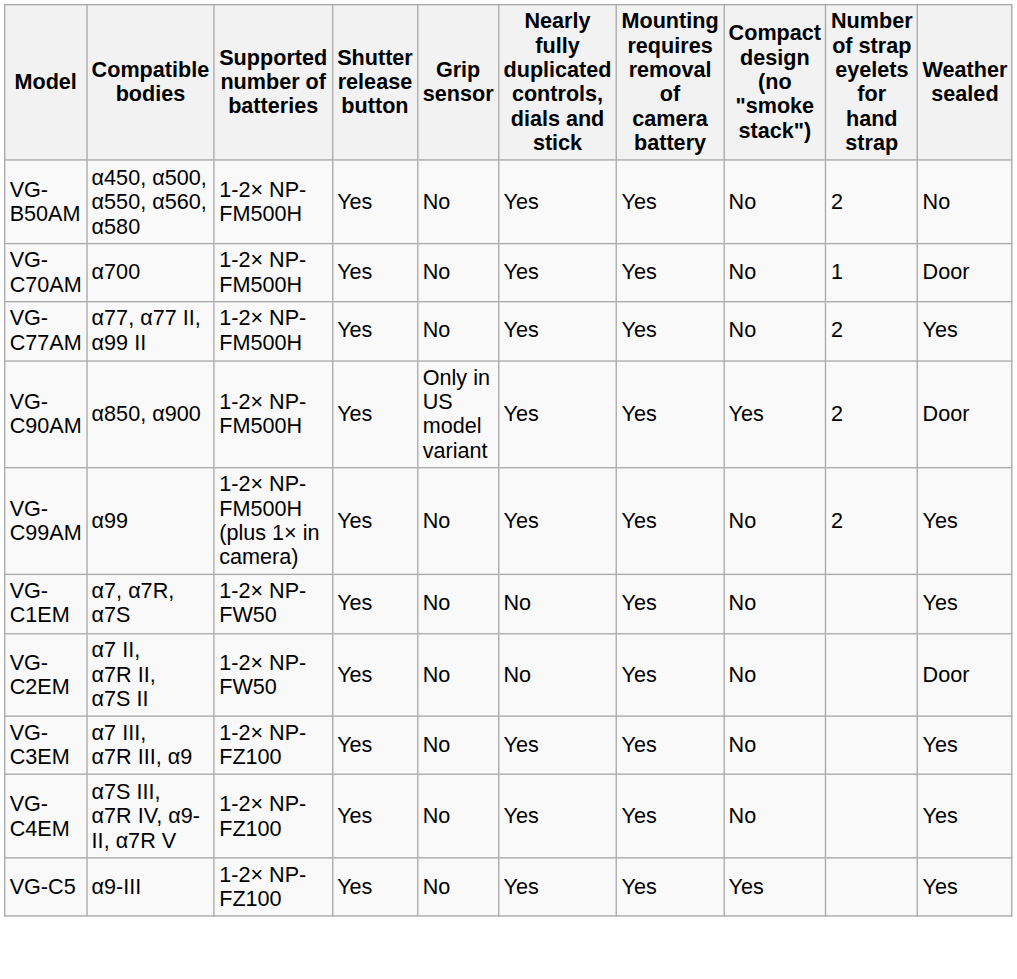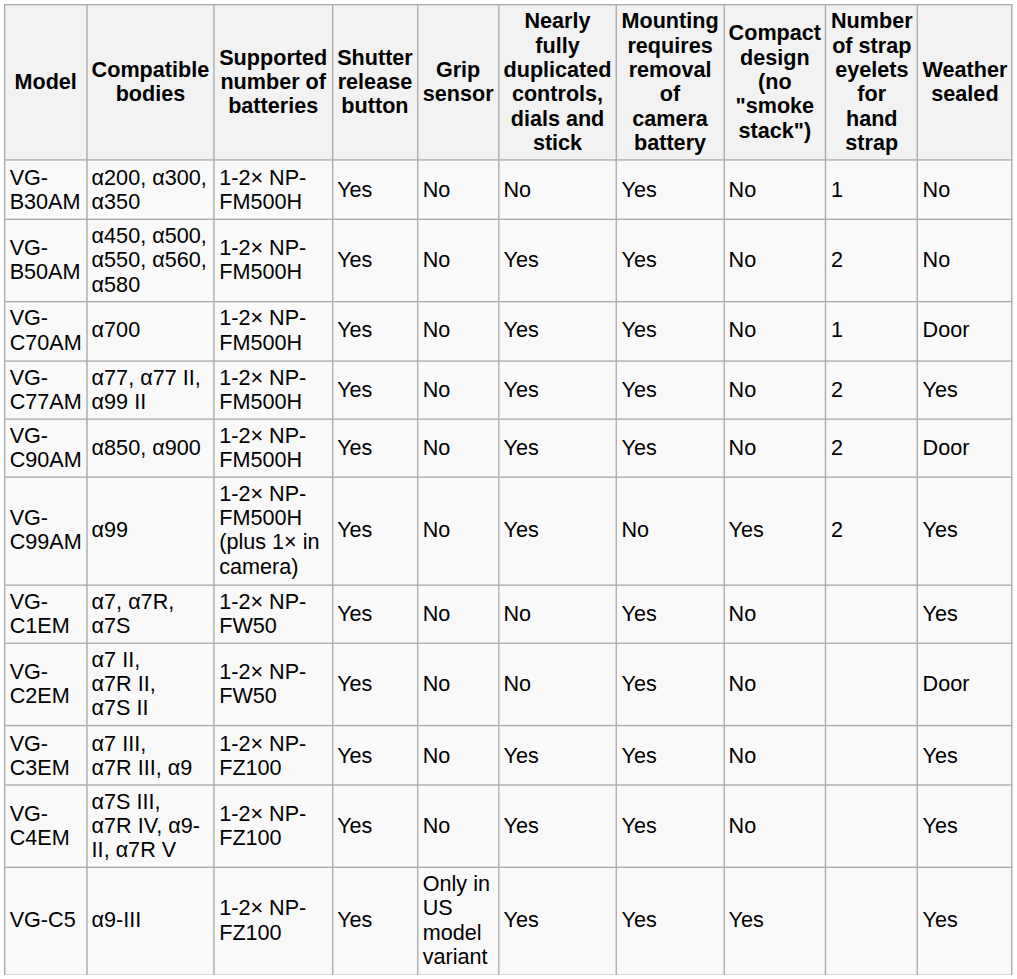+ row: (45, 189)
(456, 413) Only in US model variant -> (437, 448) No
(746, 413) Yes -> (742, 448) No
(639, 520) Yes -> (635, 530) No
(742, 520) No -> (746, 530) Yes
(437, 886) No -> (456, 920) Only in US model variant
